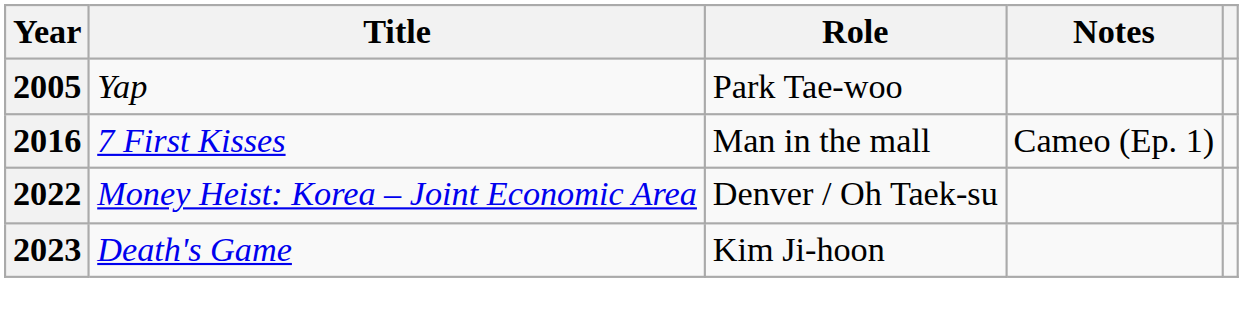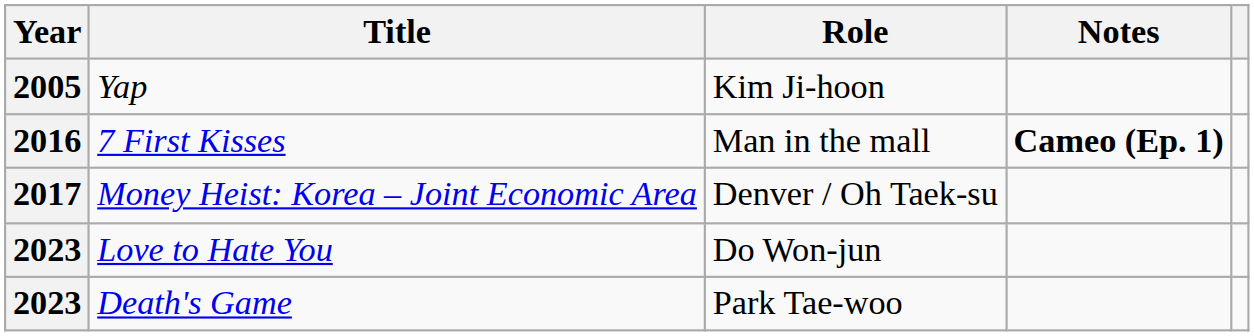(808, 85) Park Tae-woo -> (799, 85) Kim Ji-hoon
(1114, 140) normal -> (1119, 140) bold
(47, 194) 2022 -> (47, 194) 2017
+ row: (215, 248)
(799, 248) Kim Ji-hoon -> (808, 303) Park Tae-woo
